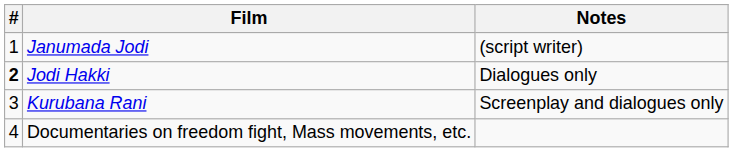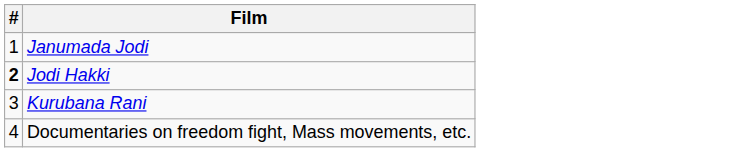- column: (601, 18)
